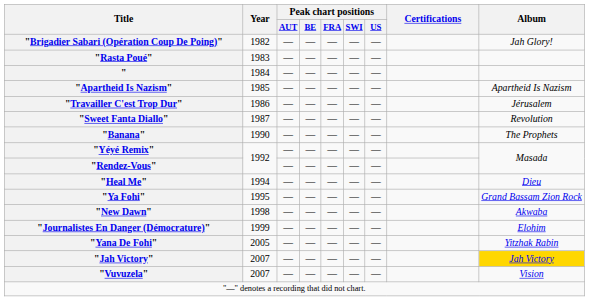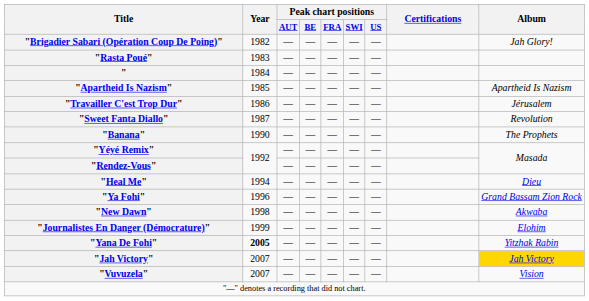(260, 196) 1995 -> (260, 196) 1996
(260, 243) normal -> (260, 243) bold
